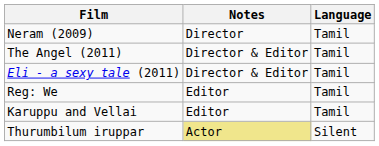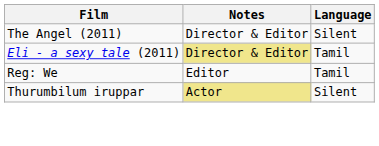- row: (51, 34)
(332, 53) Tamil -> (336, 34) Silent
(247, 73) no background -> (247, 53) khaki background
- row: (72, 112)
